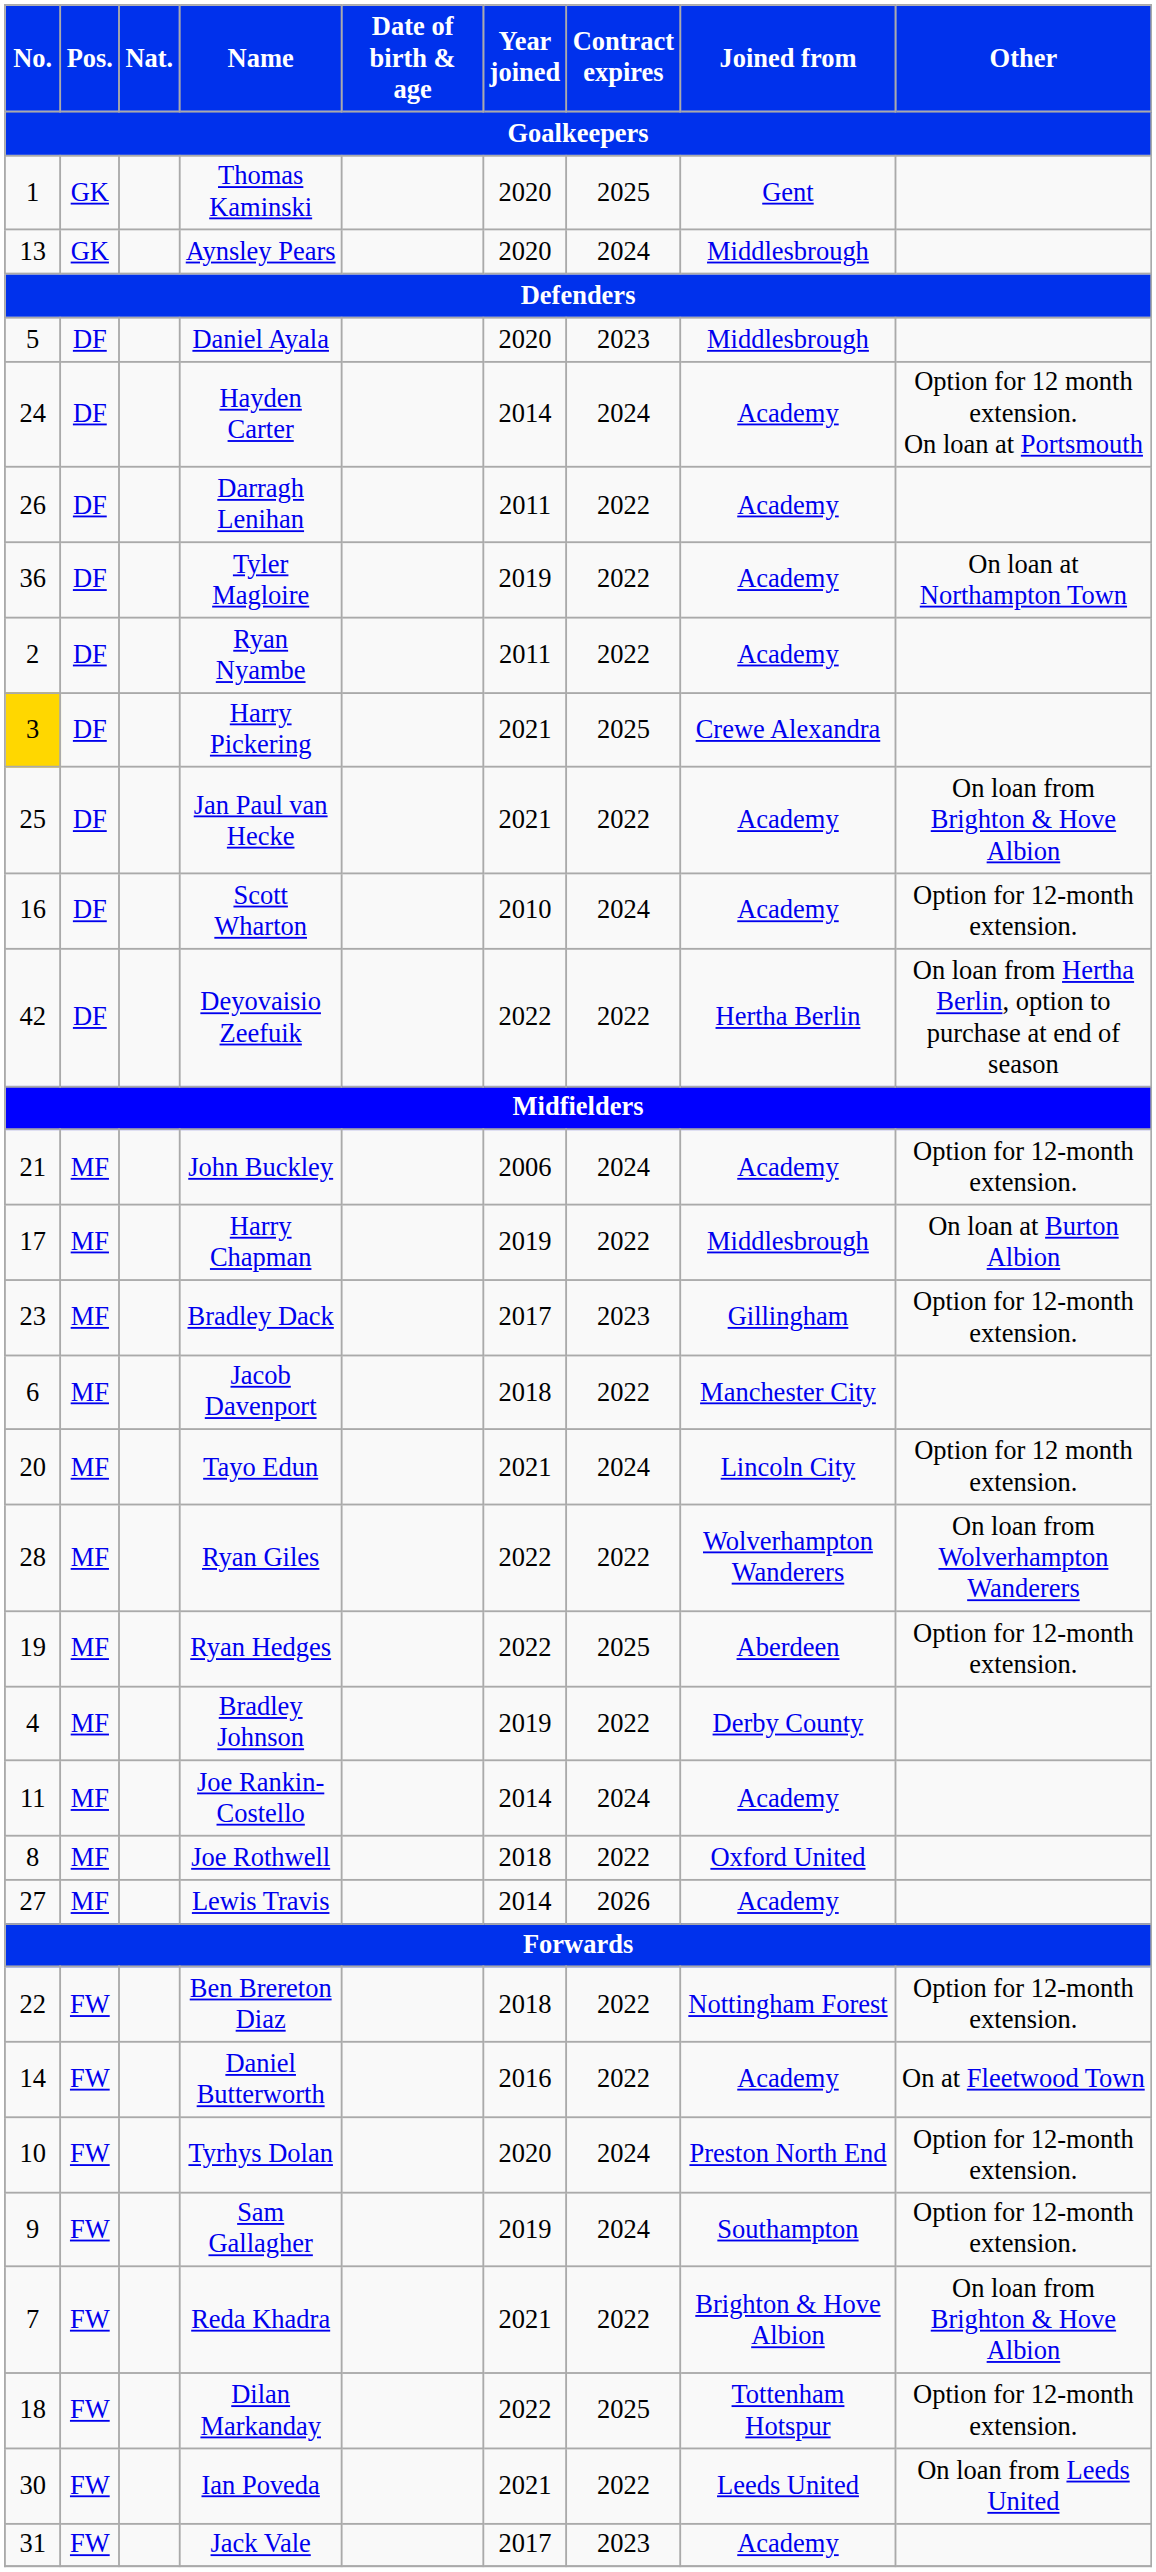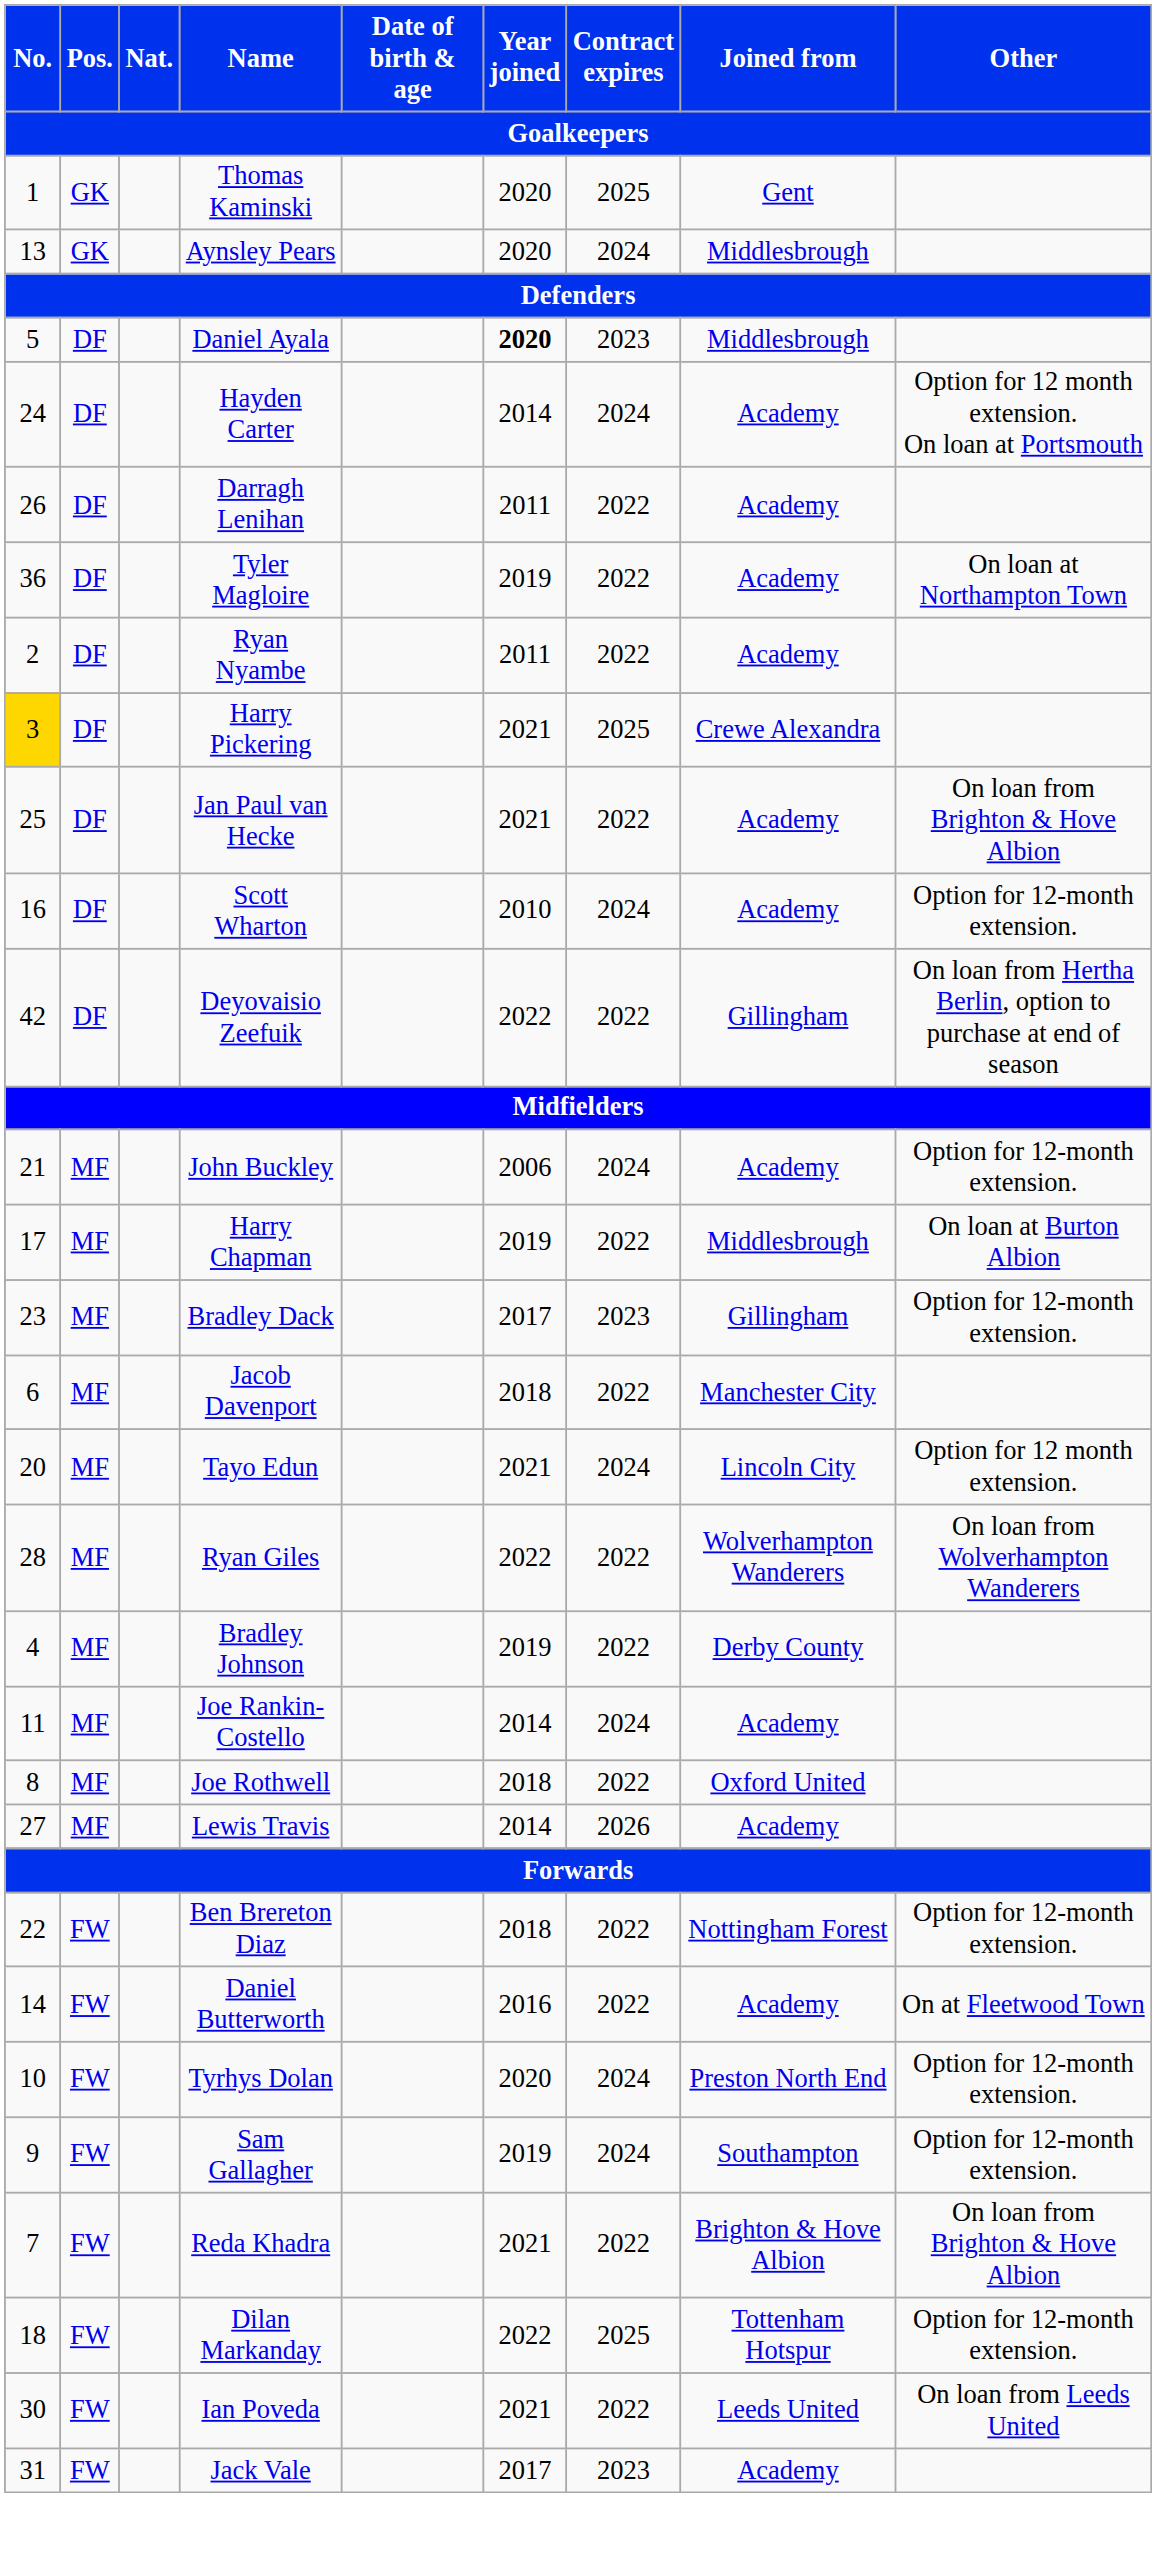(525, 339) normal -> (525, 339) bold
(788, 1017) Hertha Berlin -> (788, 1017) Gillingham
- row: (261, 1648)
